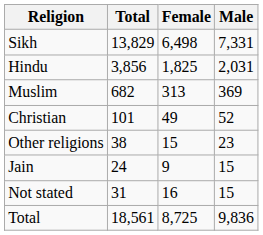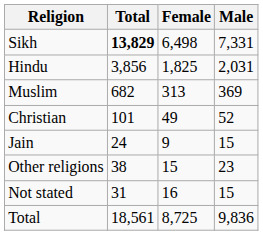(133, 42) normal -> (133, 42) bold
rows swapped: (21, 167) <-> (56, 142)
